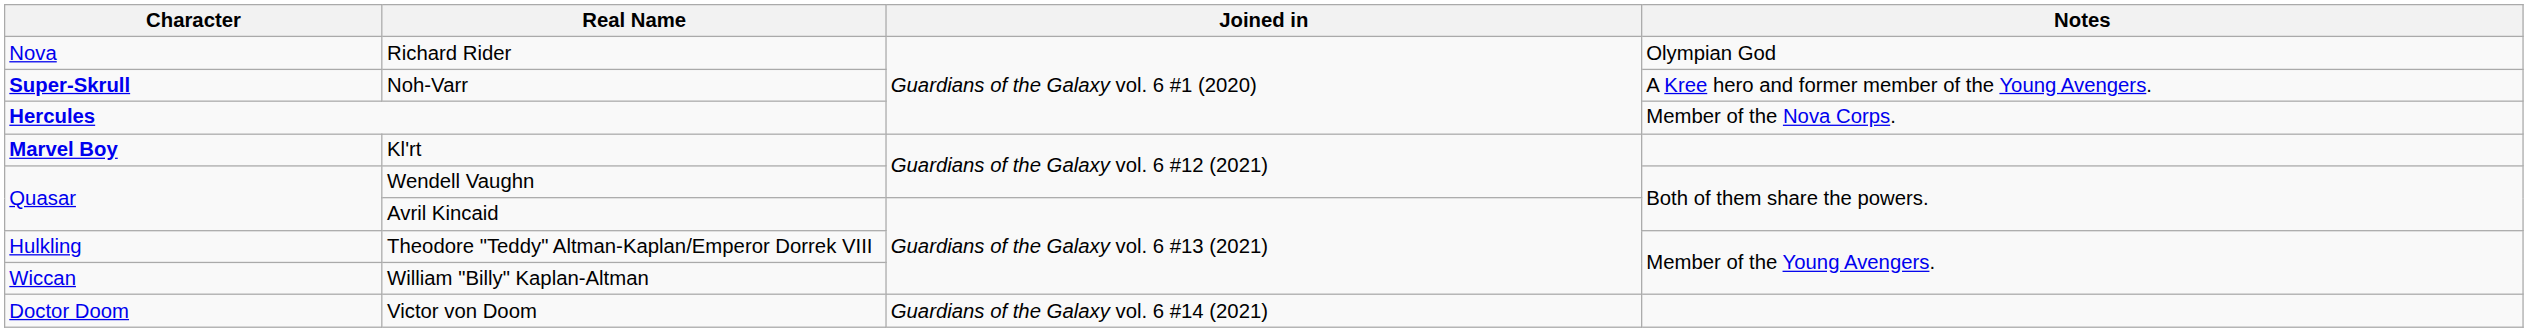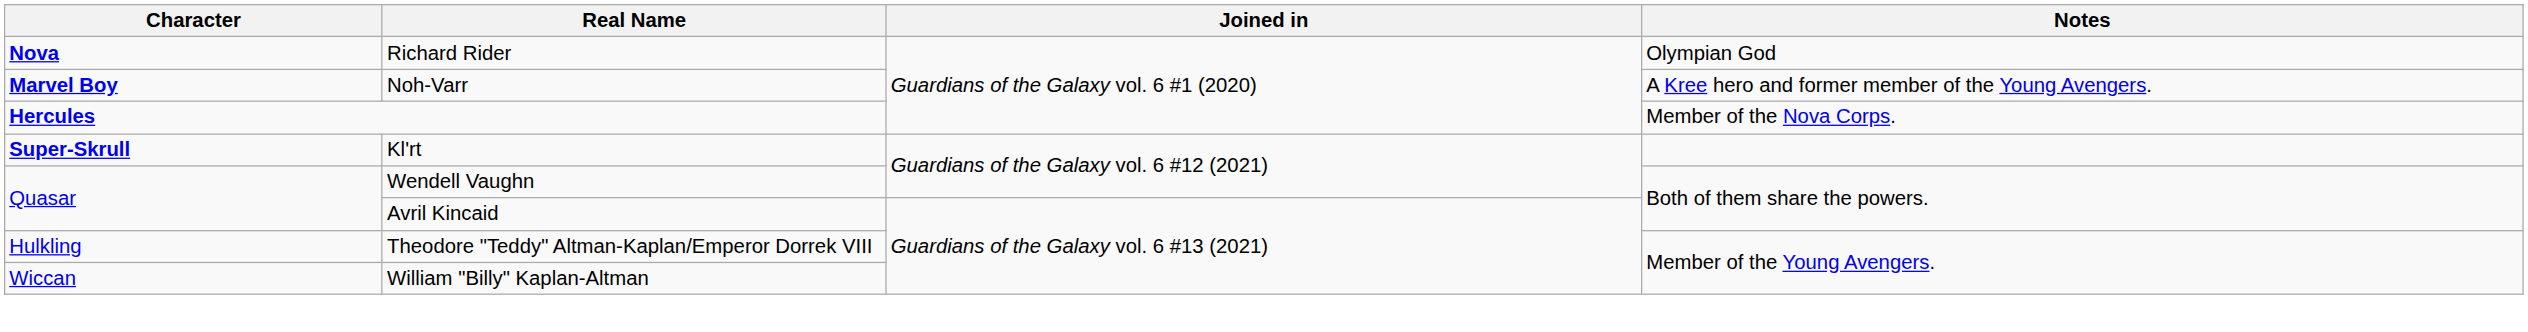(33, 52) normal -> (34, 52) bold
(70, 85) Super-Skrull -> (64, 85) Marvel Boy
(64, 149) Marvel Boy -> (70, 149) Super-Skrull
- row: (462, 310)
